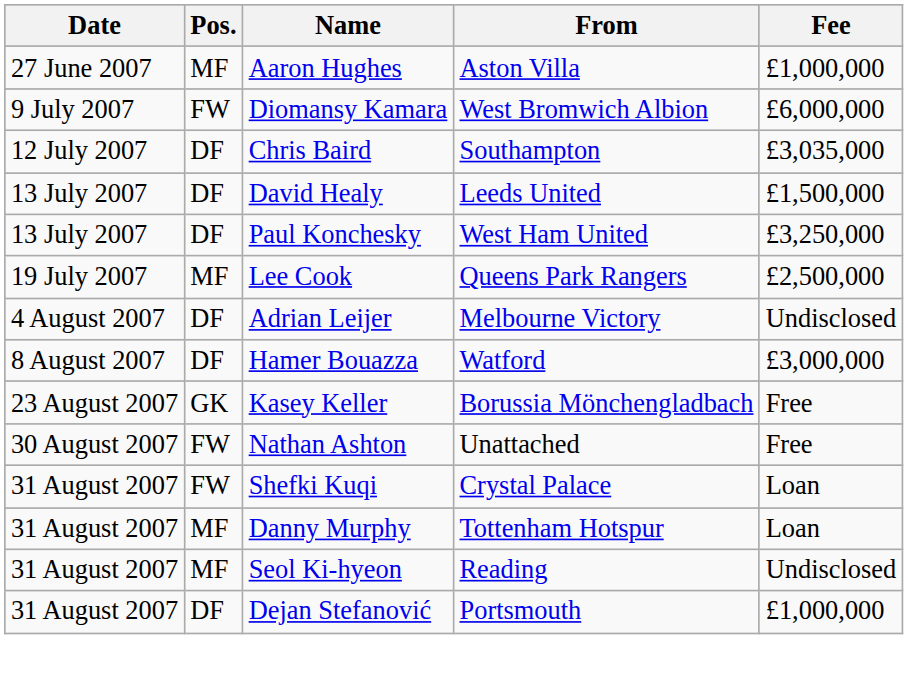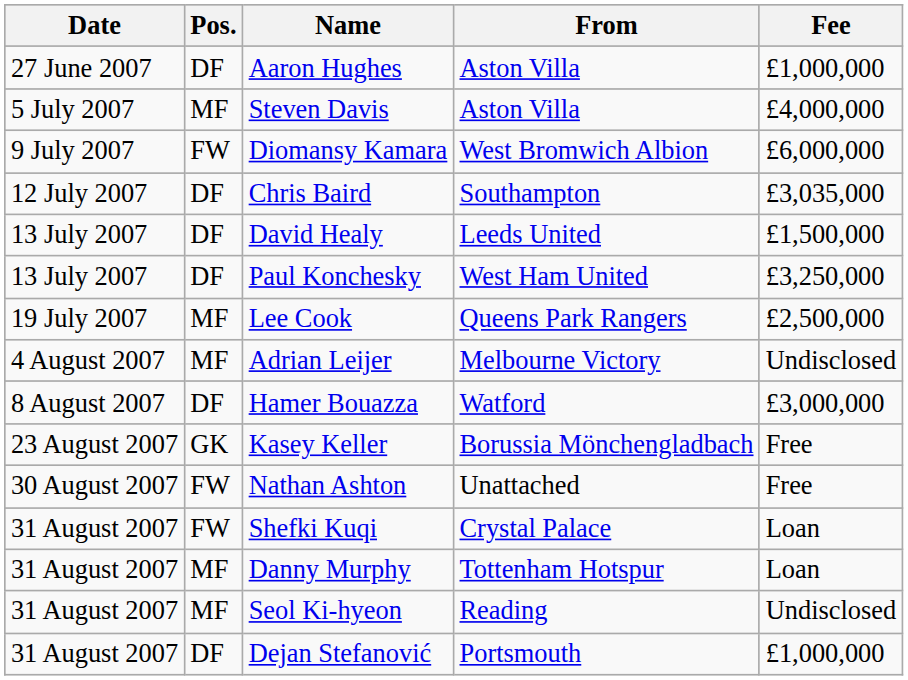(209, 67) MF -> (207, 67) DF
+ row: (319, 109)
(207, 318) DF -> (209, 360) MF
